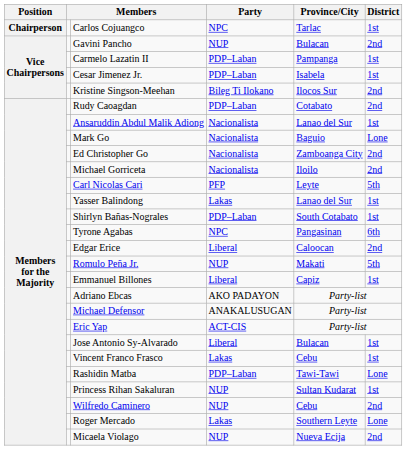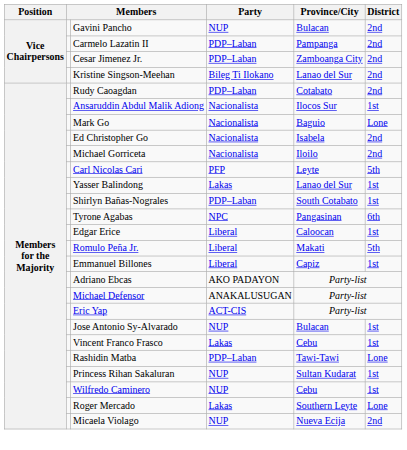- row: (109, 28)
(373, 59) 1st -> (375, 43) 2nd
(310, 75) Isabela -> (330, 59) Zamboanga City
(373, 75) 1st -> (375, 59) 2nd
(317, 91) Ilocos Sur -> (324, 75) Lanao del Sur
(324, 122) Lanao del Sur -> (317, 106) Ilocos Sur
(330, 153) Zamboanga City -> (310, 138) Isabela
(375, 248) 2nd -> (373, 232) 1st
(218, 264) NUP -> (223, 248) Liberal
(223, 342) Liberal -> (218, 327) NUP
(375, 405) 2nd -> (373, 389) 1st
